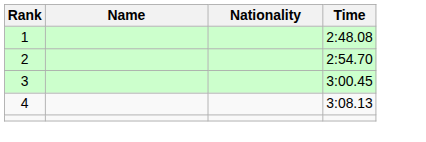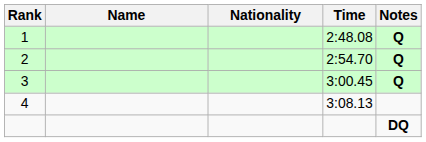+ column: (398, 15)
